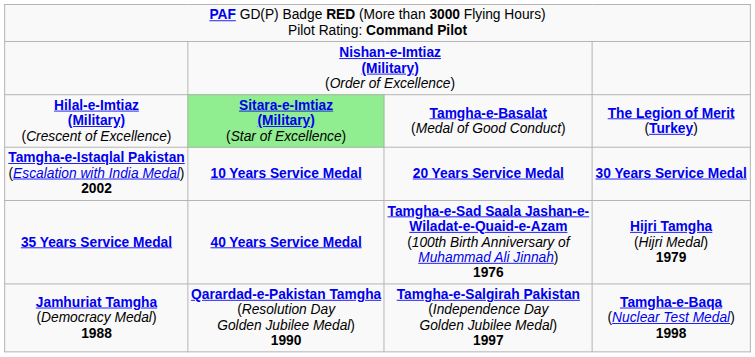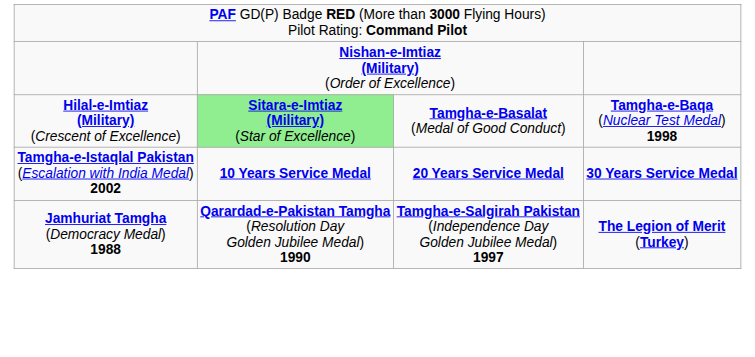(671, 120) The Legion of Merit (Turkey) -> (662, 120) Tamgha-e-Baqa (Nuclear Test Medal) 1998
- row: (96, 242)
(671, 318) Tamgha-e-Baqa (Nuclear Test Medal) 1998 -> (662, 234) The Legion of Merit (Turkey)
